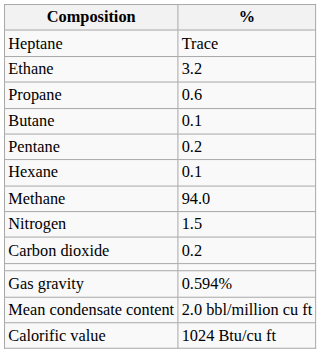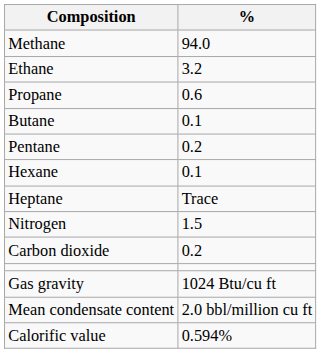rows swapped: (37, 198) <-> (35, 43)
(207, 283) 0.594% -> (229, 283) 1024 Btu/cu ft
(229, 335) 1024 Btu/cu ft -> (207, 335) 0.594%
